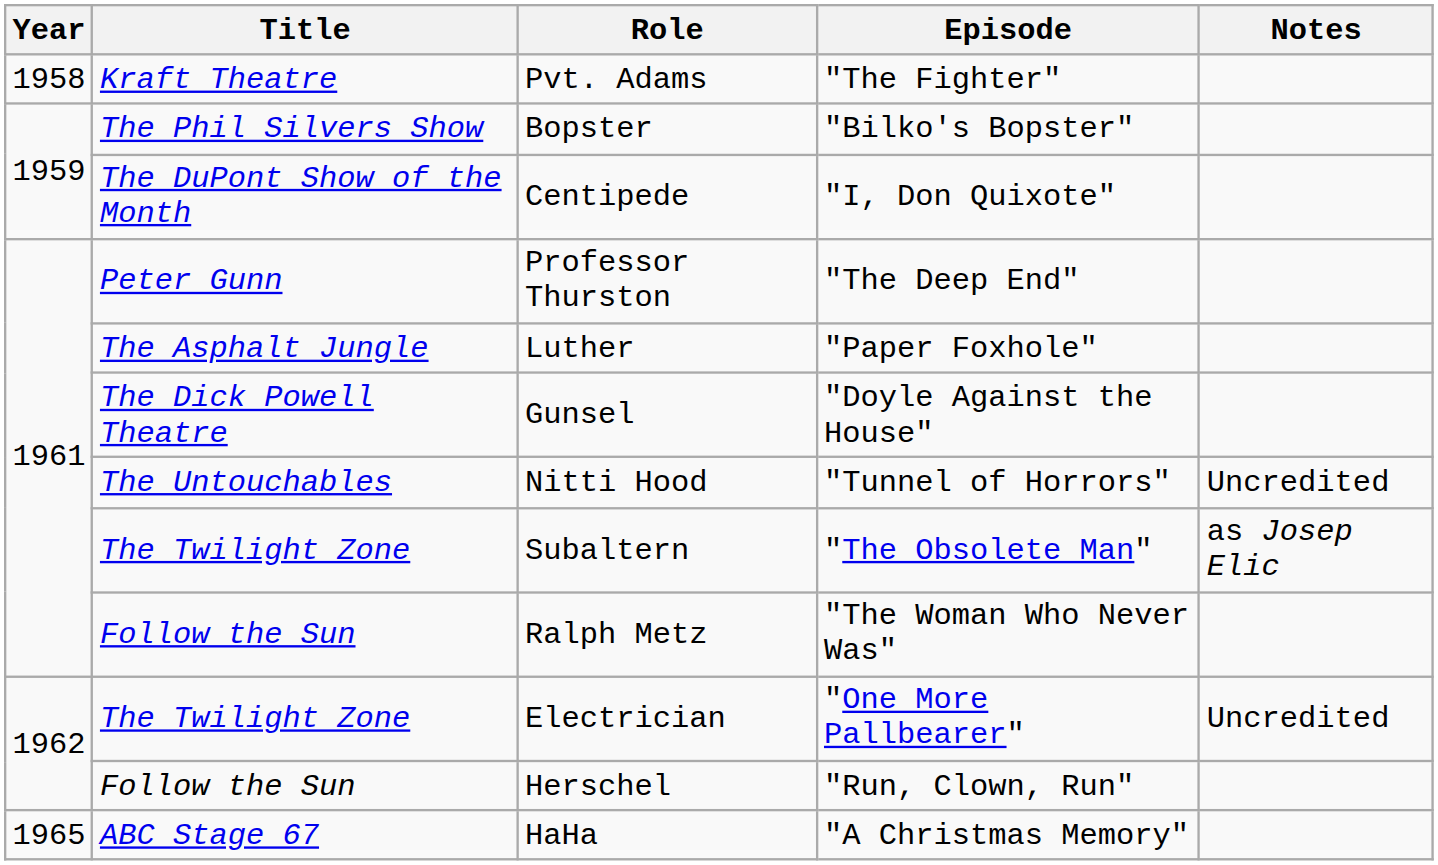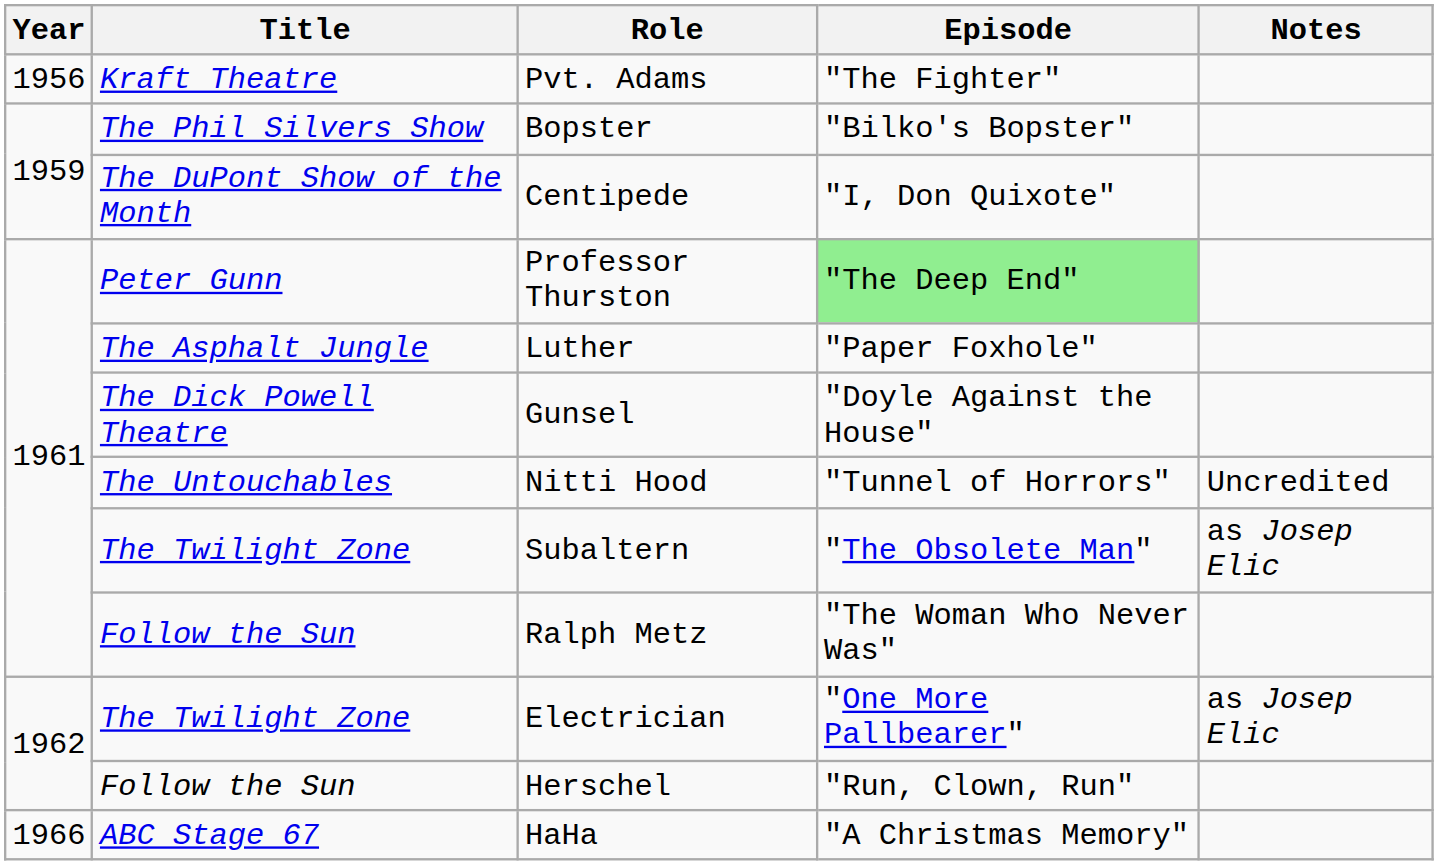(49, 80) 1958 -> (49, 80) 1956
(952, 281) no background -> (952, 281) lightgreen background
(1298, 719) Uncredited -> (1280, 719) as Josep Elic
(49, 836) 1965 -> (49, 836) 1966
